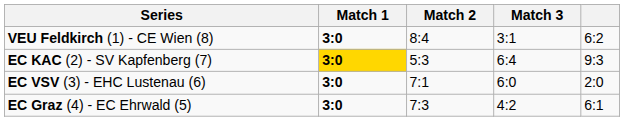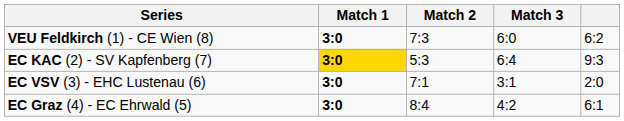(419, 37) 8:4 -> (419, 37) 7:3
(507, 37) 3:1 -> (507, 37) 6:0
(507, 82) 6:0 -> (507, 82) 3:1
(419, 104) 7:3 -> (419, 104) 8:4
